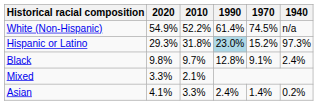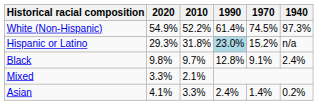(289, 29) n/a -> (297, 29) 97.3%
(297, 45) 97.3% -> (289, 45) n/a
